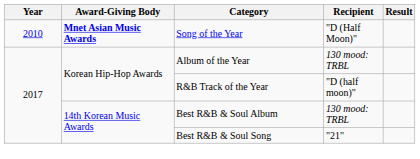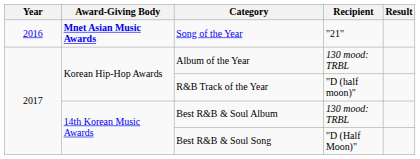(33, 33) 2010 -> (33, 33) 2016
(343, 33) "D (Half Moon)" -> (335, 33) "21"
(335, 135) "21" -> (343, 141) "D (Half Moon)"
